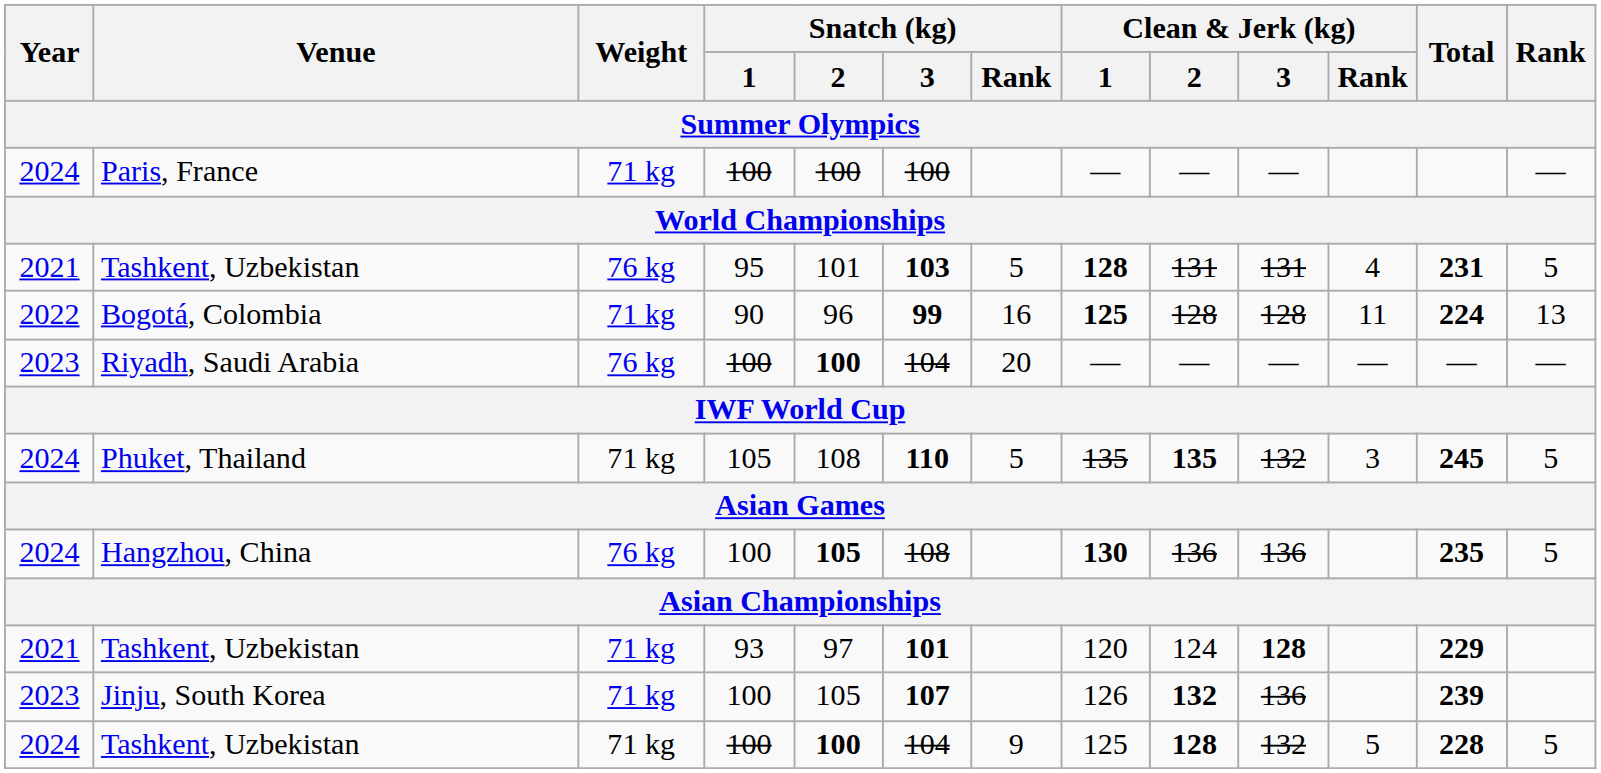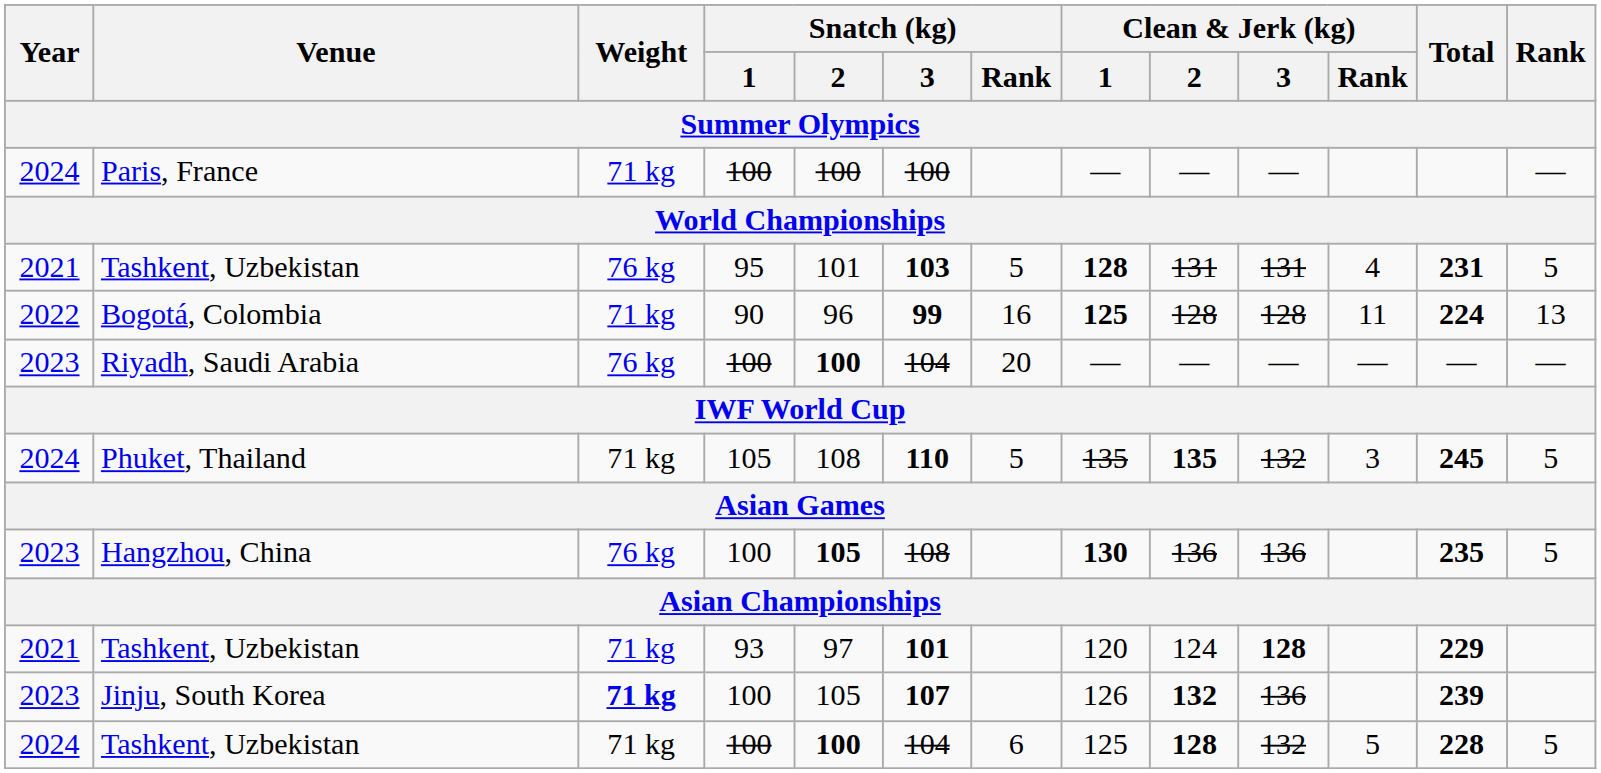(49, 553) 2024 -> (49, 553) 2023
(641, 696) normal -> (641, 696) bold
(1016, 743) 9 -> (1016, 743) 6
